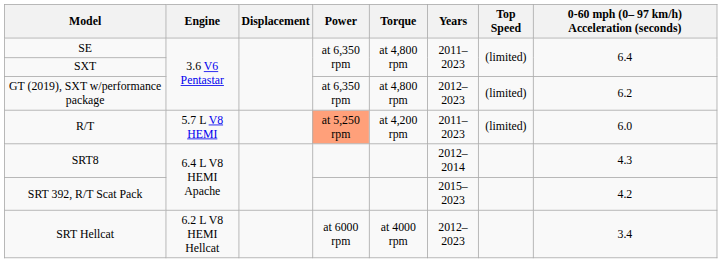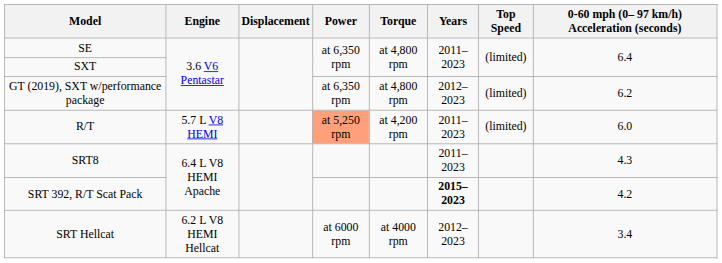(453, 160) 2012–2014 -> (453, 160) 2011–2023
(453, 194) normal -> (453, 194) bold
